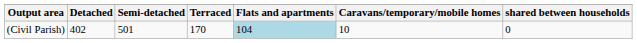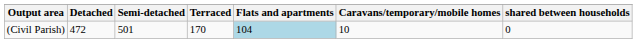(78, 30) 402 -> (78, 30) 472
